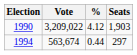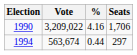(96, 27) 4.12 -> (96, 27) 4.16
(119, 27) 1,903 -> (119, 27) 1,706
